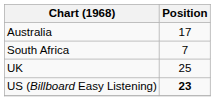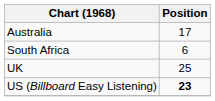(185, 50) 7 -> (185, 50) 6
